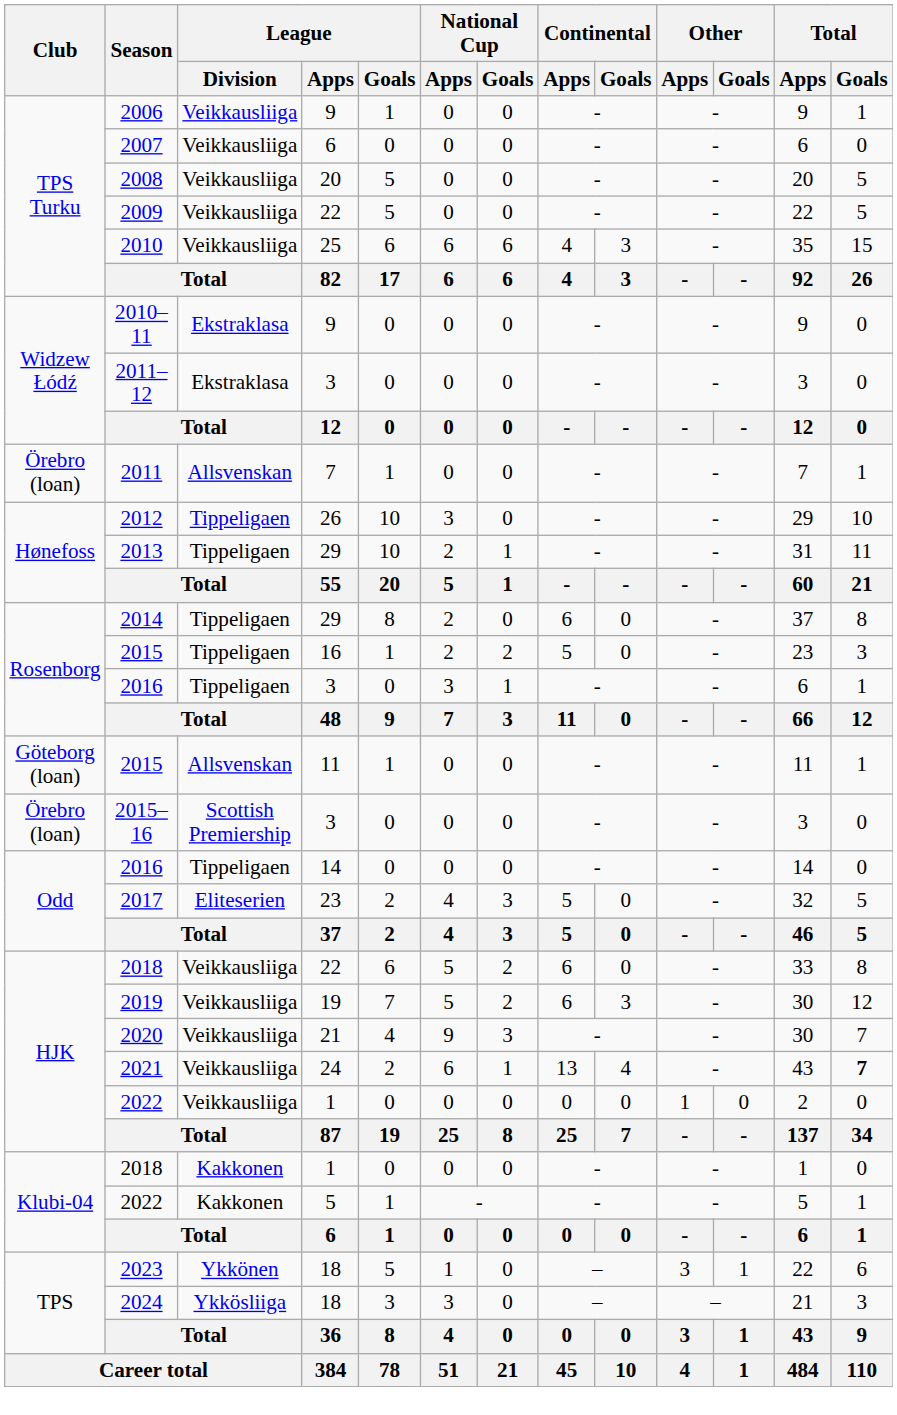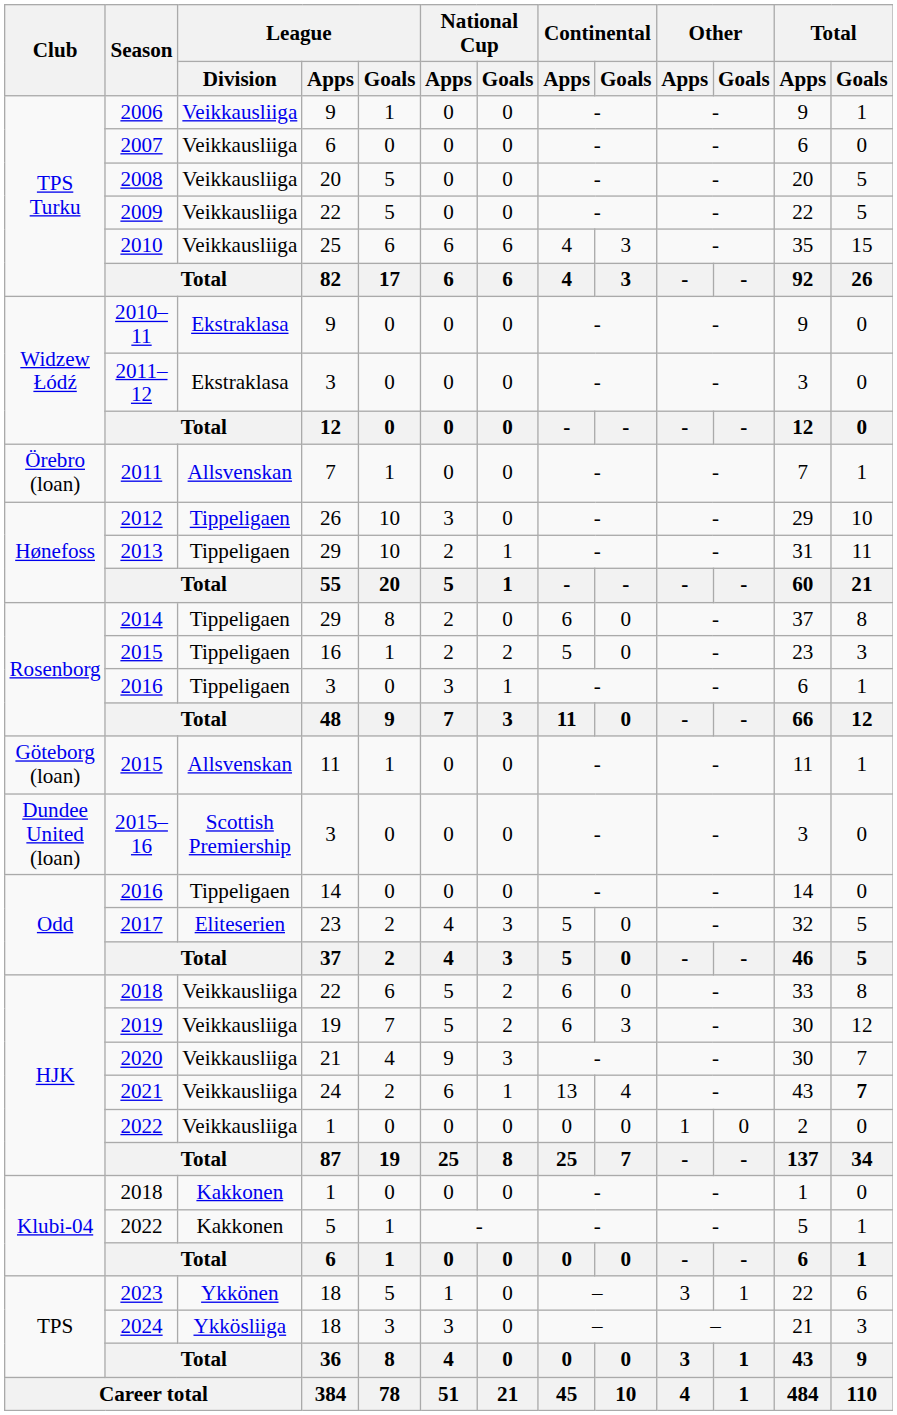(55, 821) Örebro (loan) -> (55, 833) Dundee United (loan)
